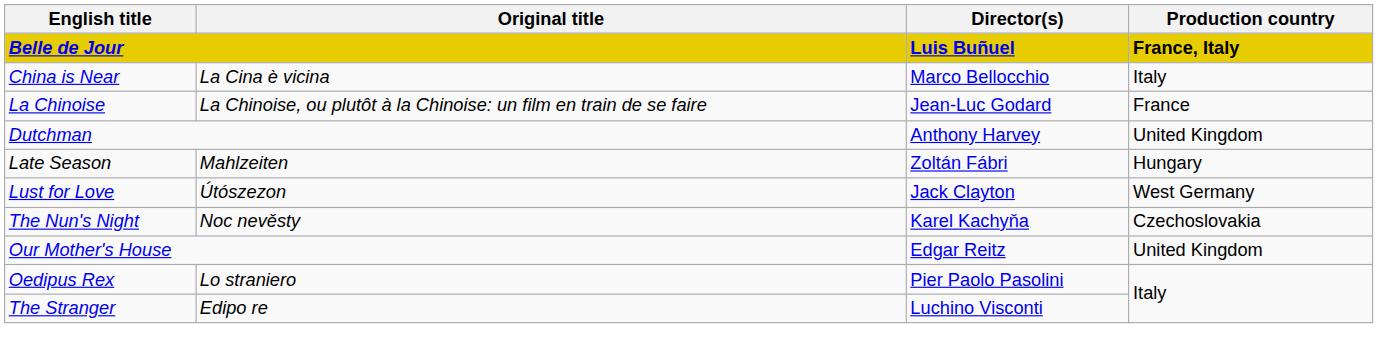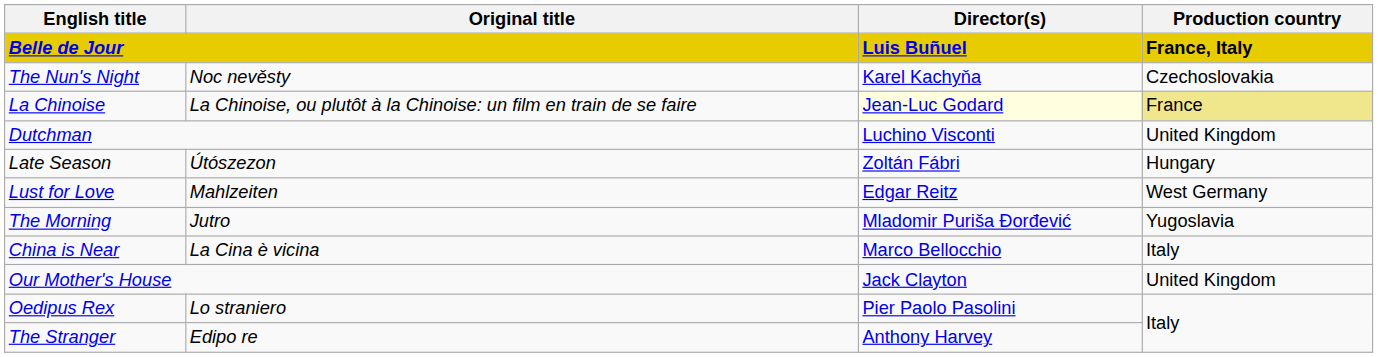rows swapped: (64, 76) <-> (74, 221)
(981, 105) no background -> (933, 105) lightyellow background
(1161, 105) no background -> (1174, 105) khaki background
(975, 134) Anthony Harvey -> (929, 134) Luchino Visconti
(244, 163) Mahlzeiten -> (233, 163) Útószezon
(243, 192) Útószezon -> (234, 192) Mahlzeiten
(963, 192) Jack Clayton -> (910, 192) Edgar Reitz
+ row: (60, 221)
(958, 250) Edgar Reitz -> (915, 279) Jack Clayton
(977, 308) Luchino Visconti -> (927, 337) Anthony Harvey
